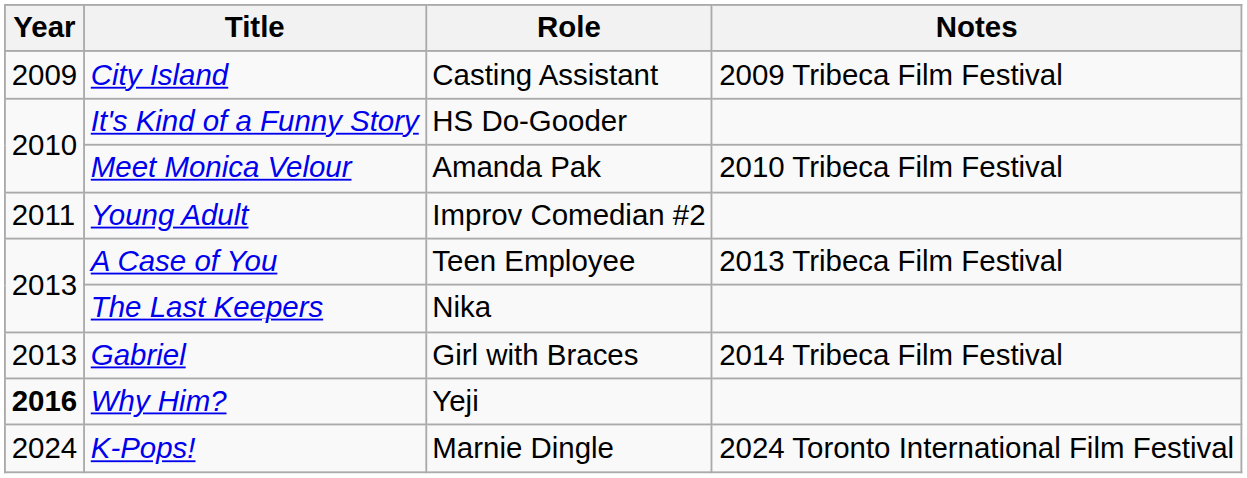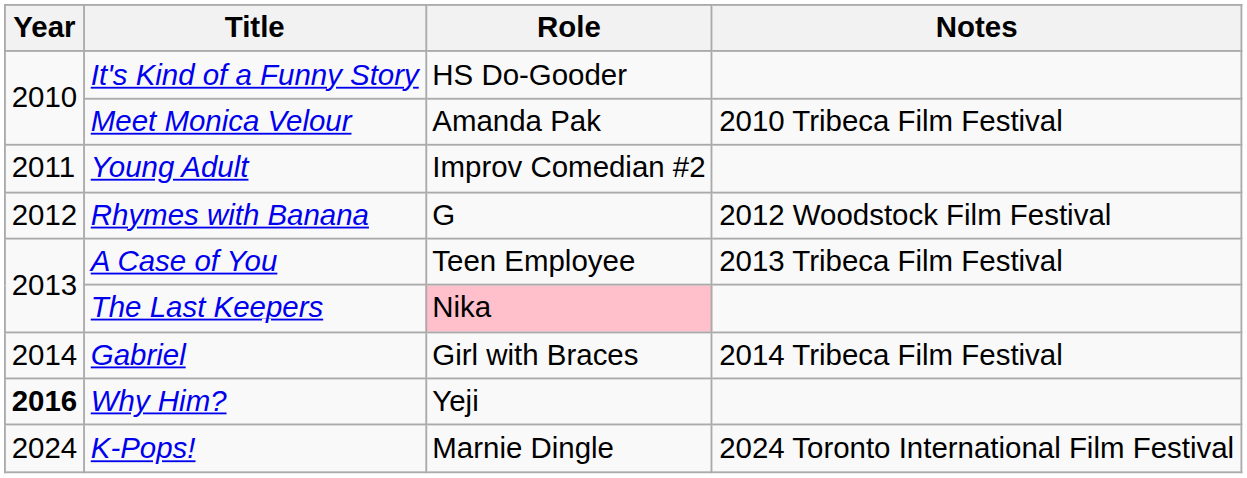- row: (159, 74)
+ row: (230, 214)
(462, 307) no background -> (462, 307) pink background
(44, 354) 2013 -> (44, 354) 2014
